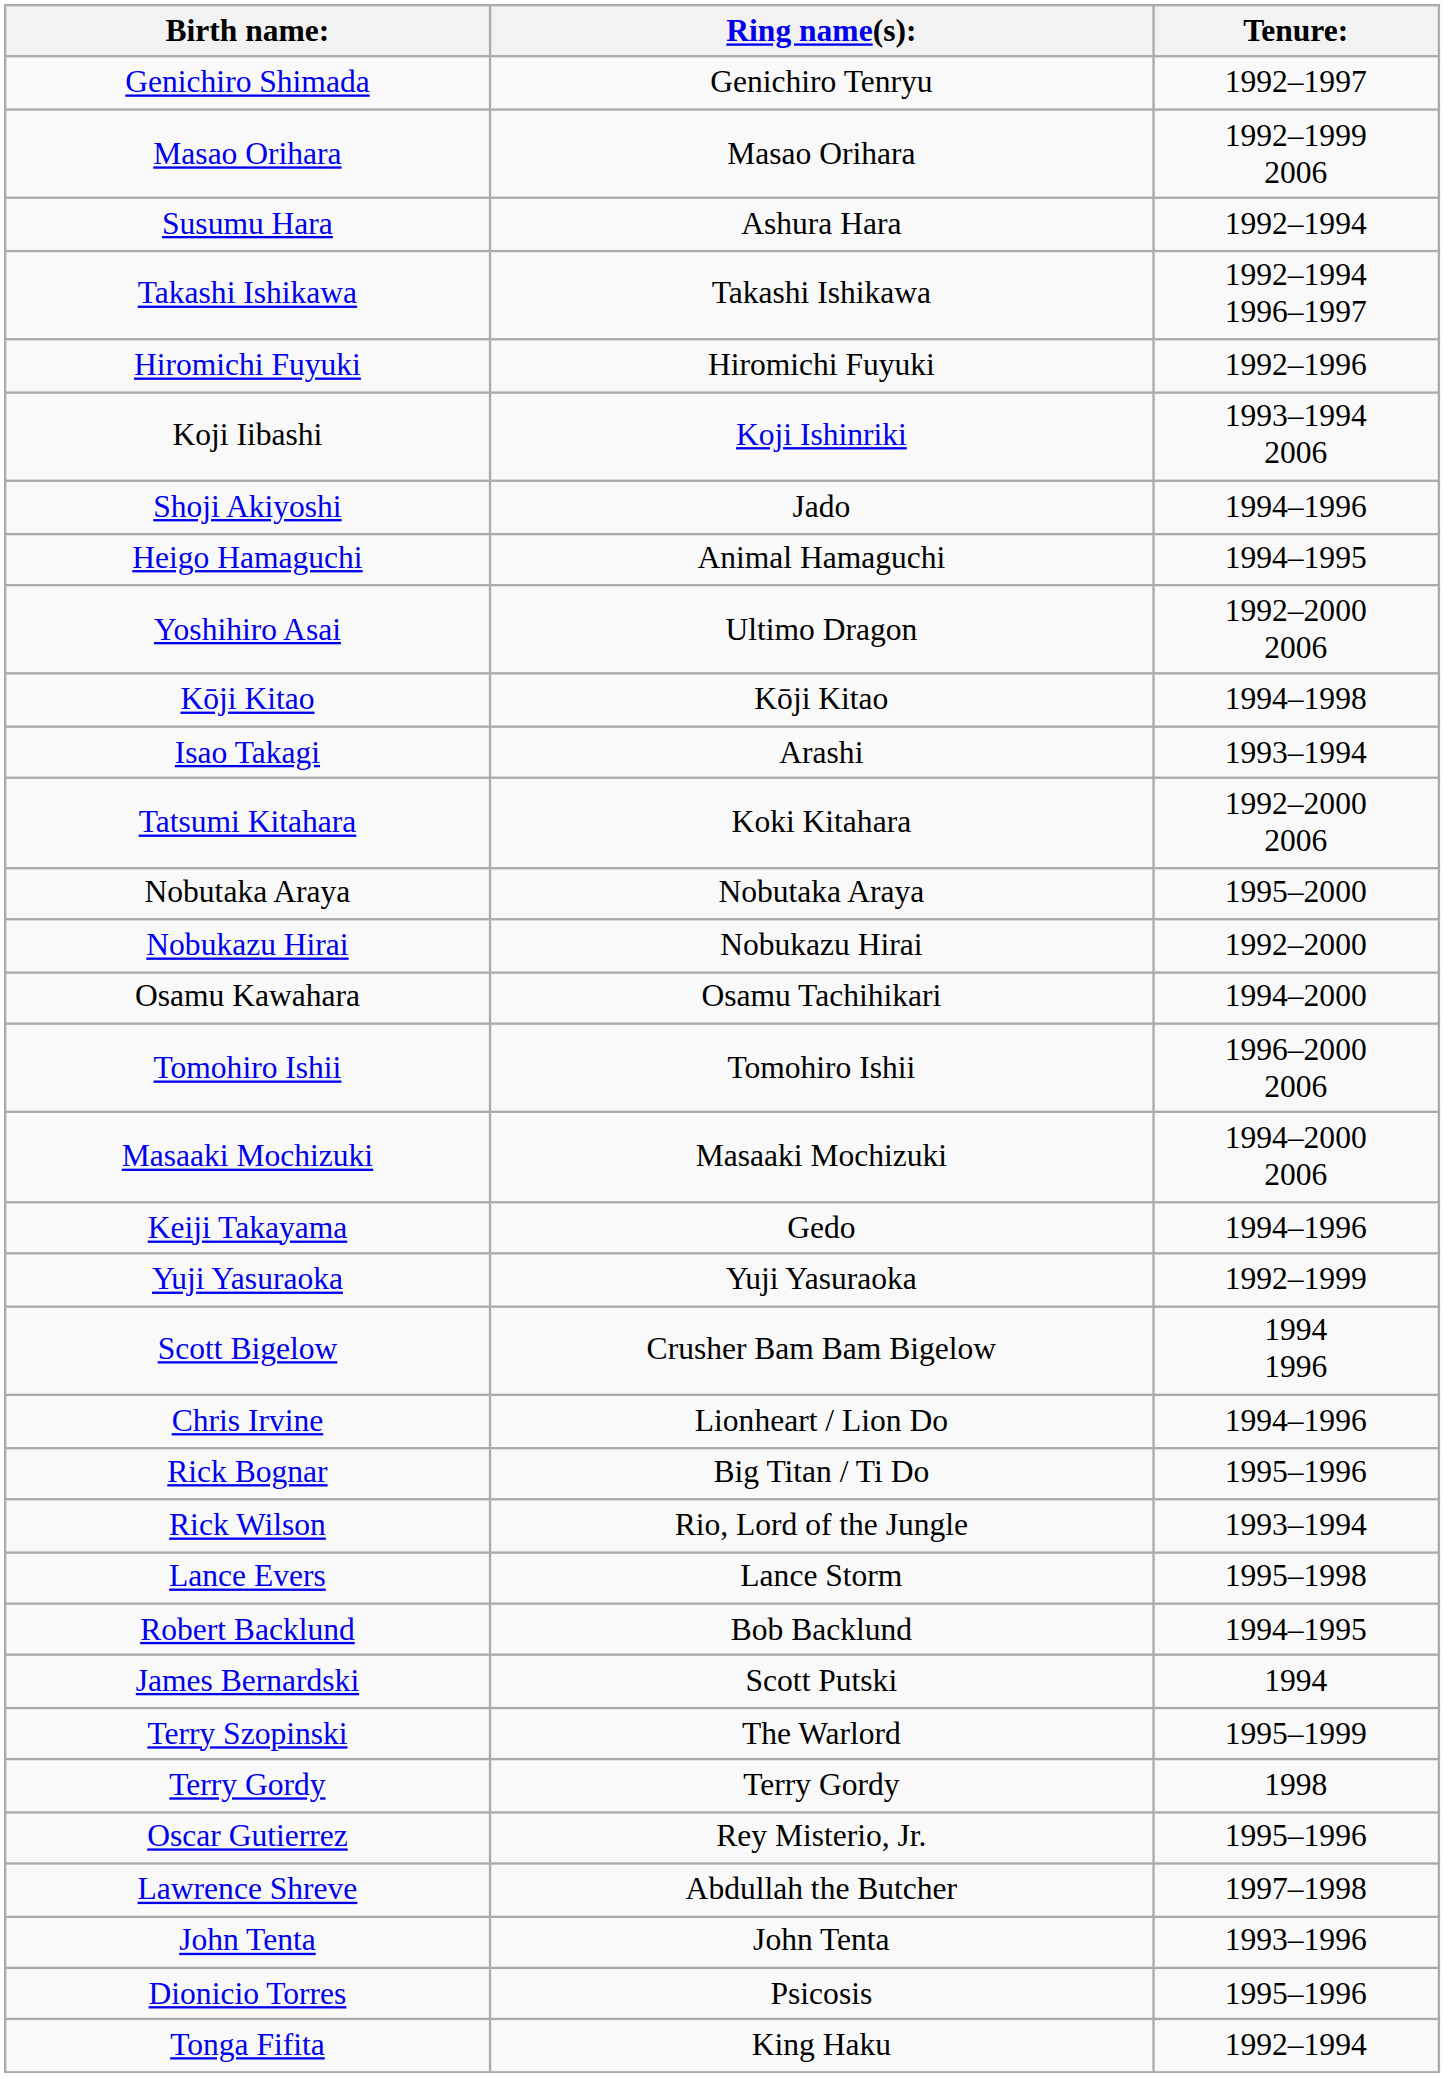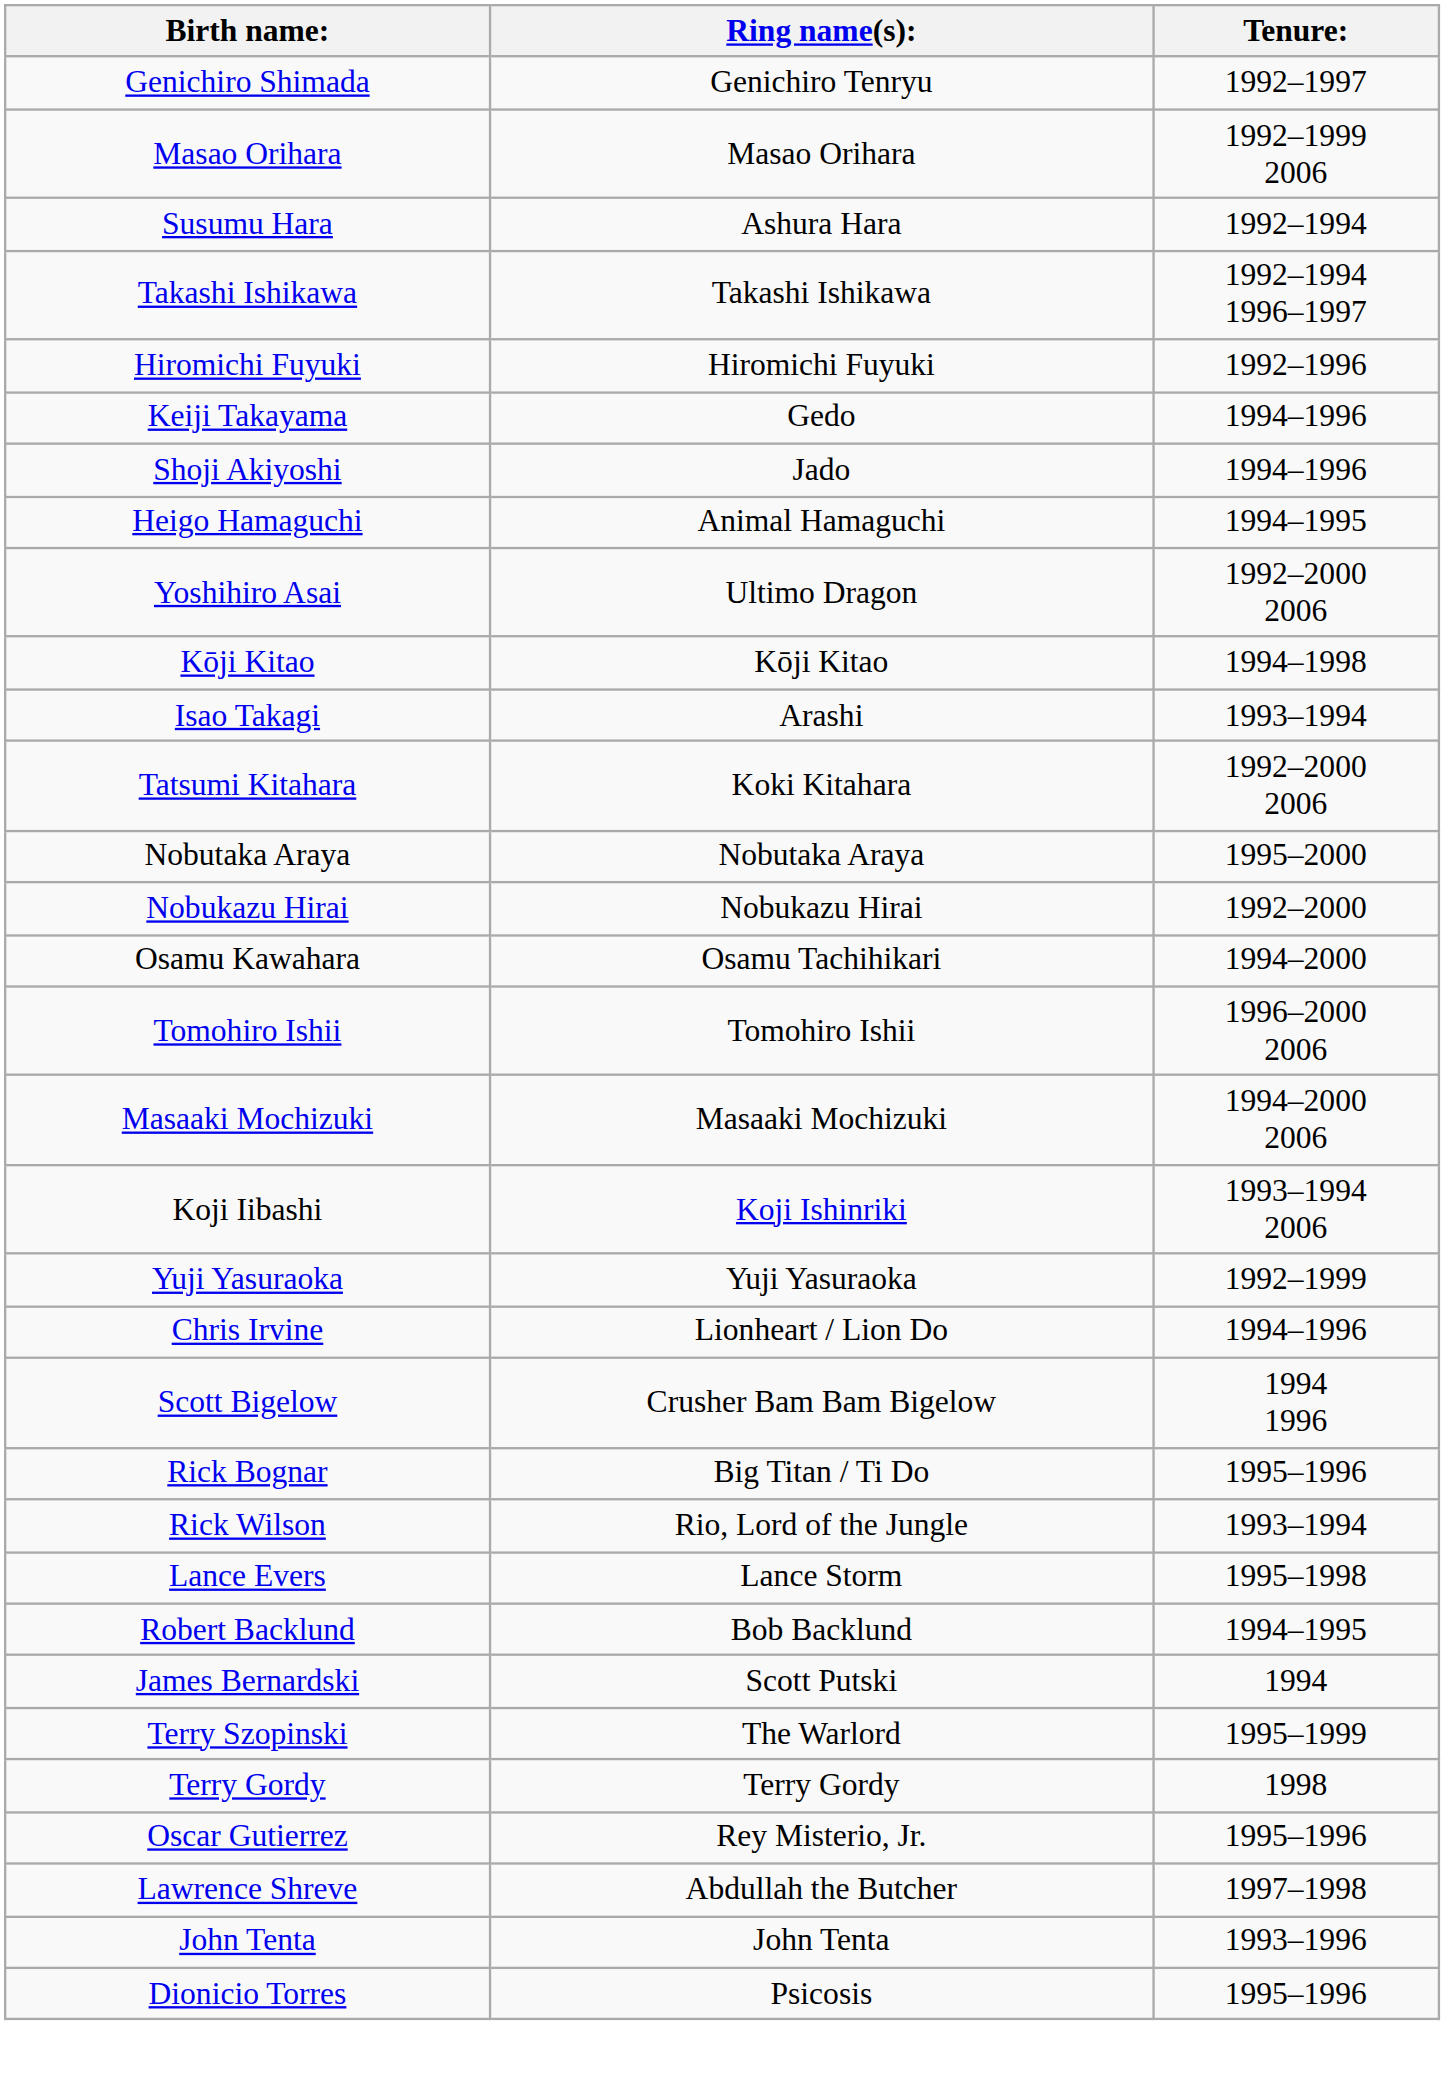rows swapped: (247, 1226) <-> (247, 435)
rows swapped: (247, 1420) <-> (247, 1349)
- row: (247, 2044)
